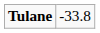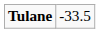(75, 16) -33.8 -> (75, 16) -33.5
